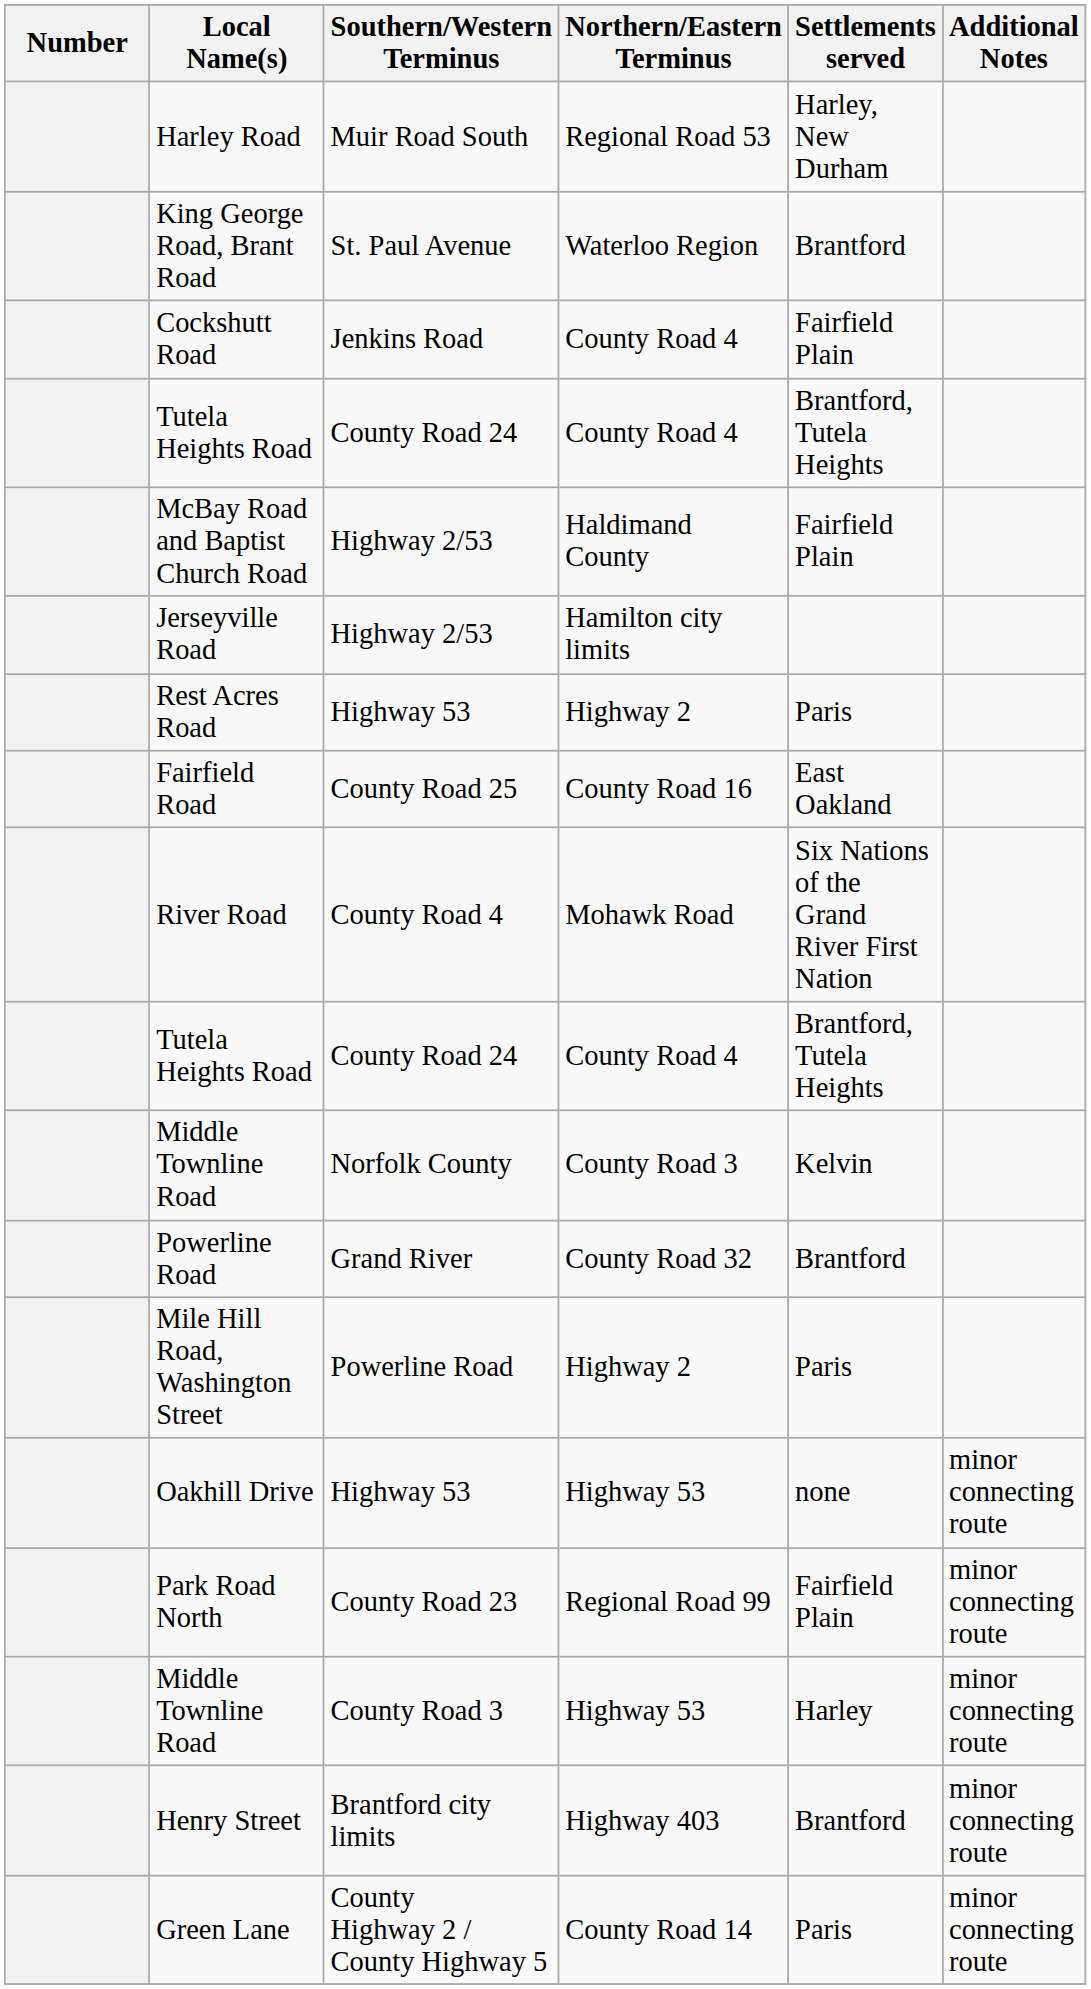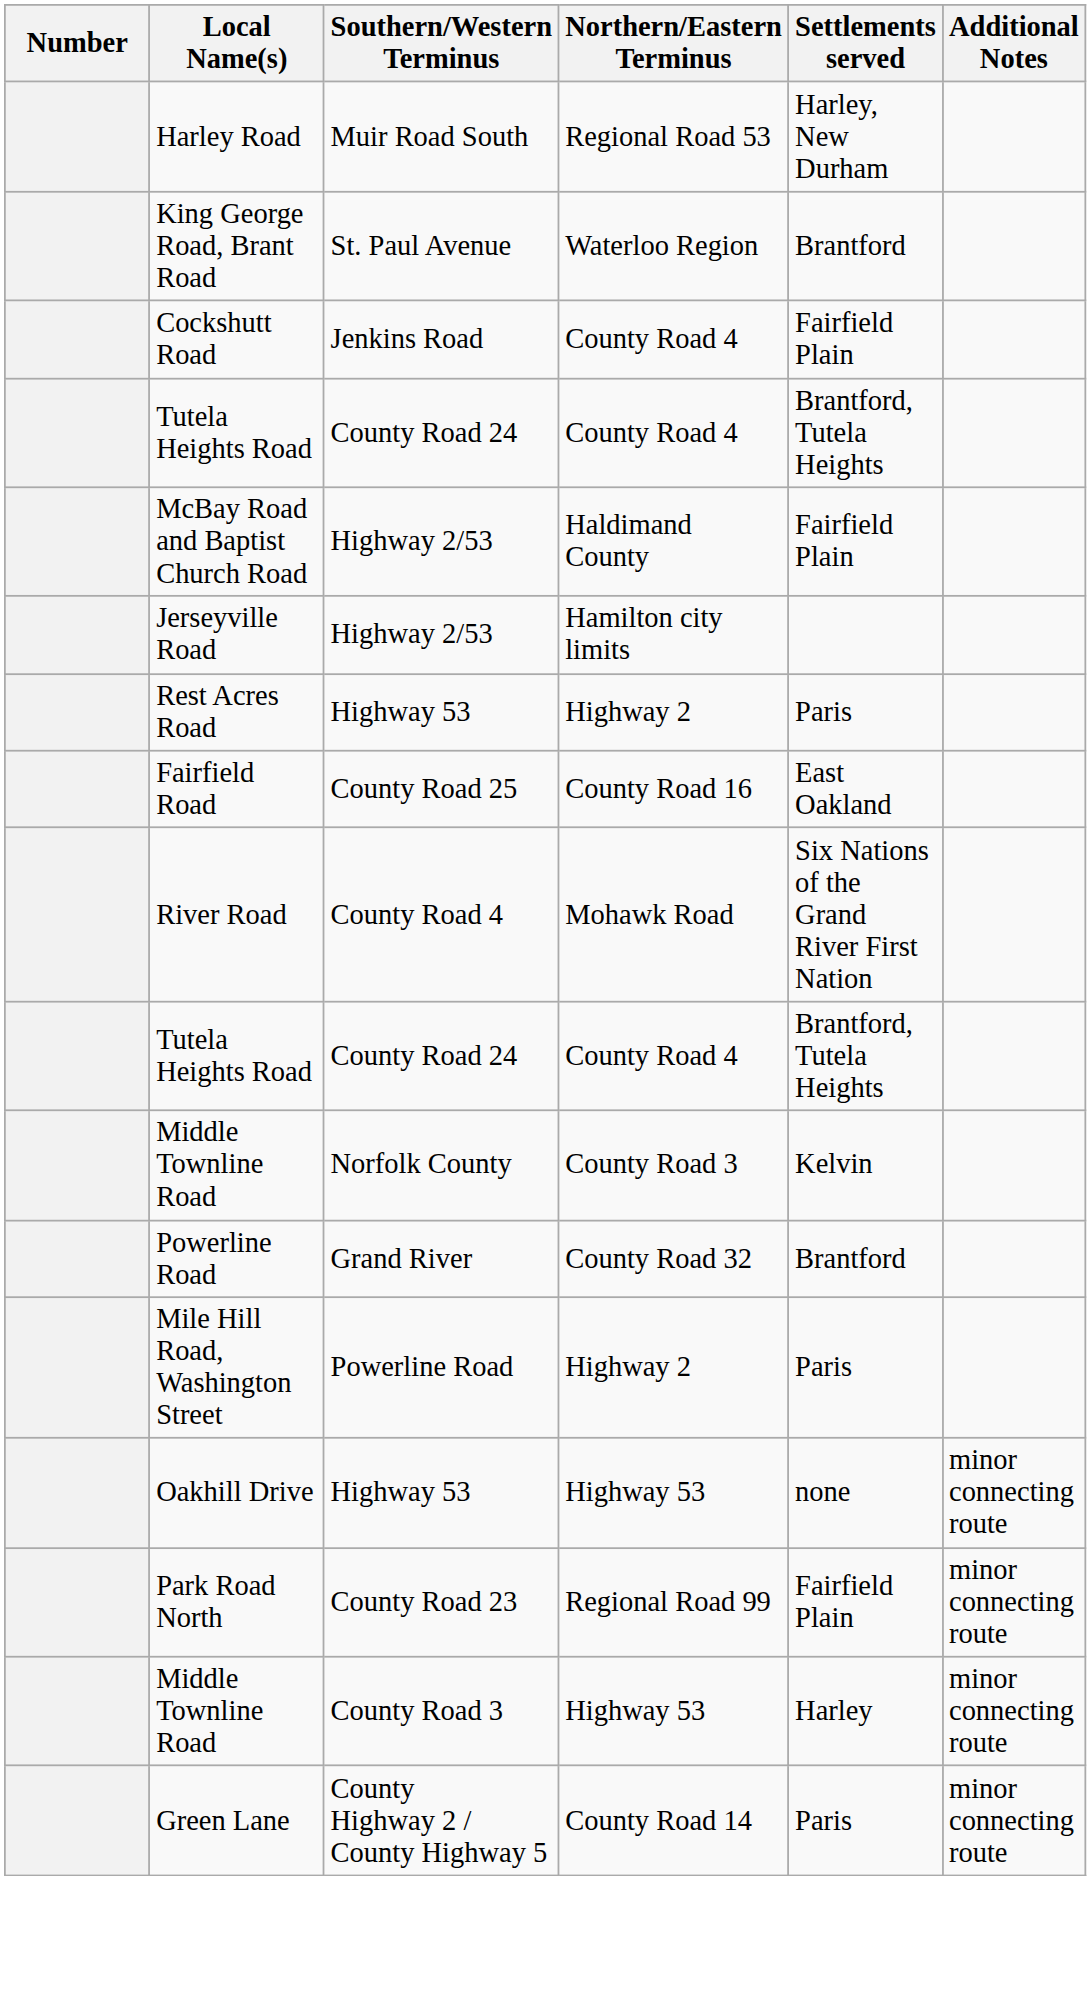- row: (229, 1820)
